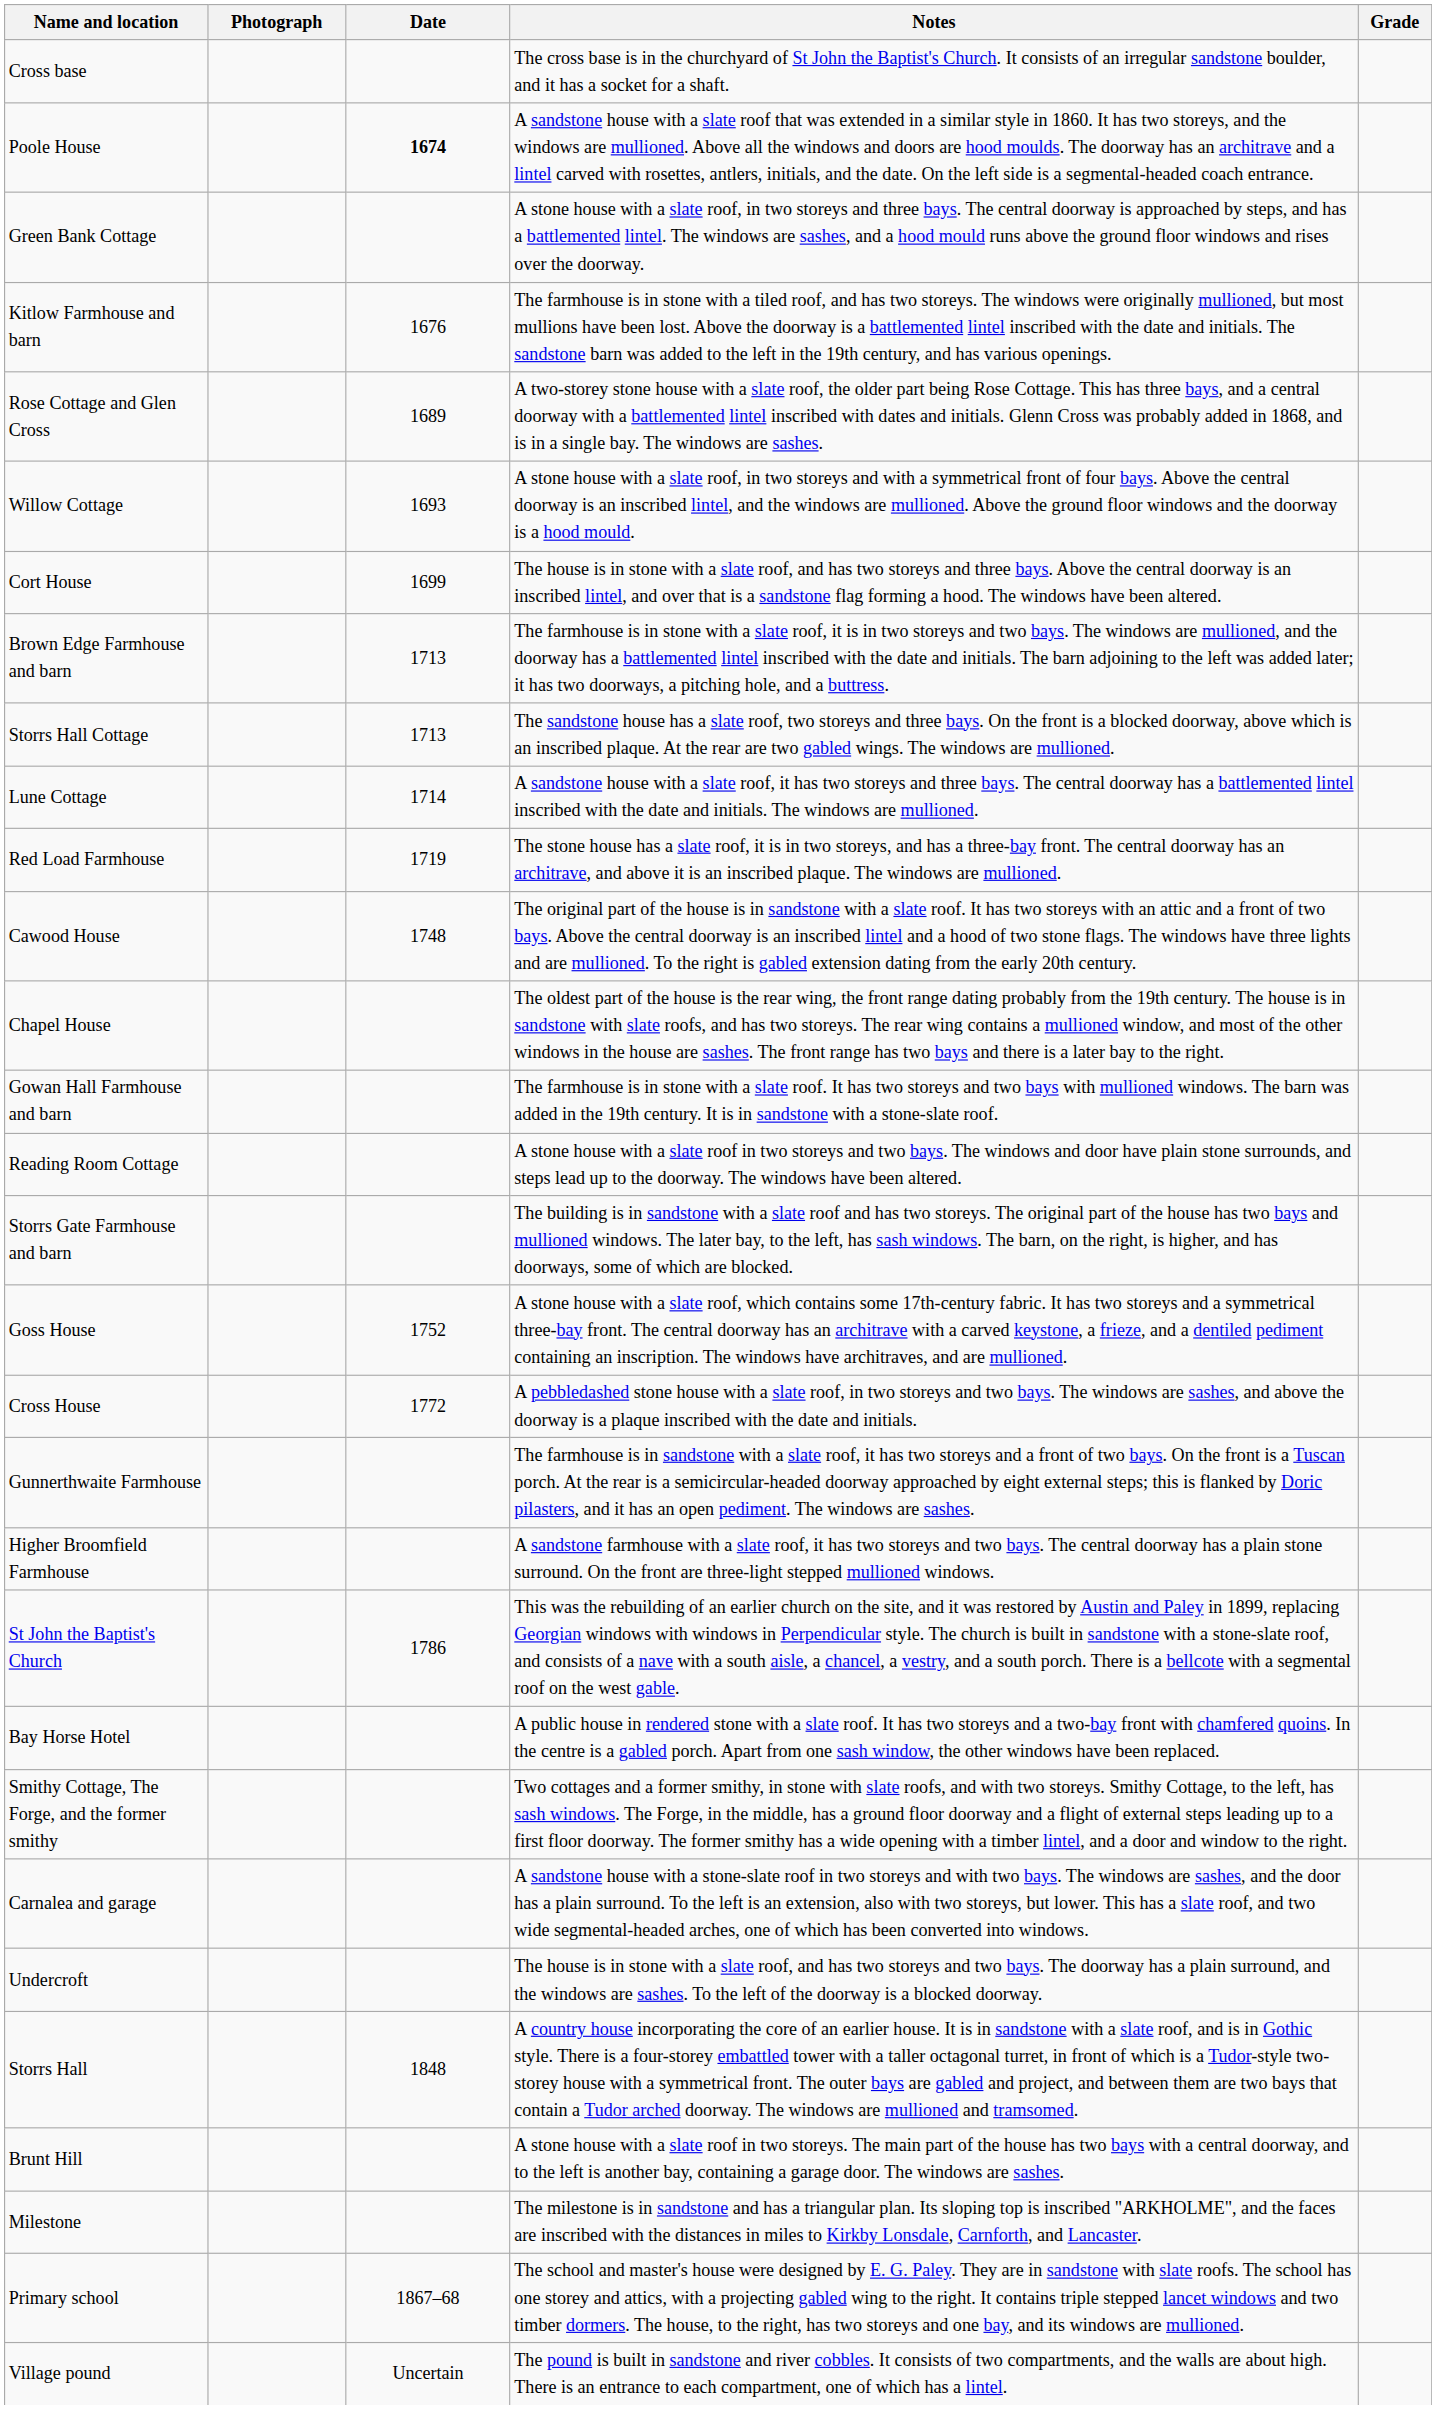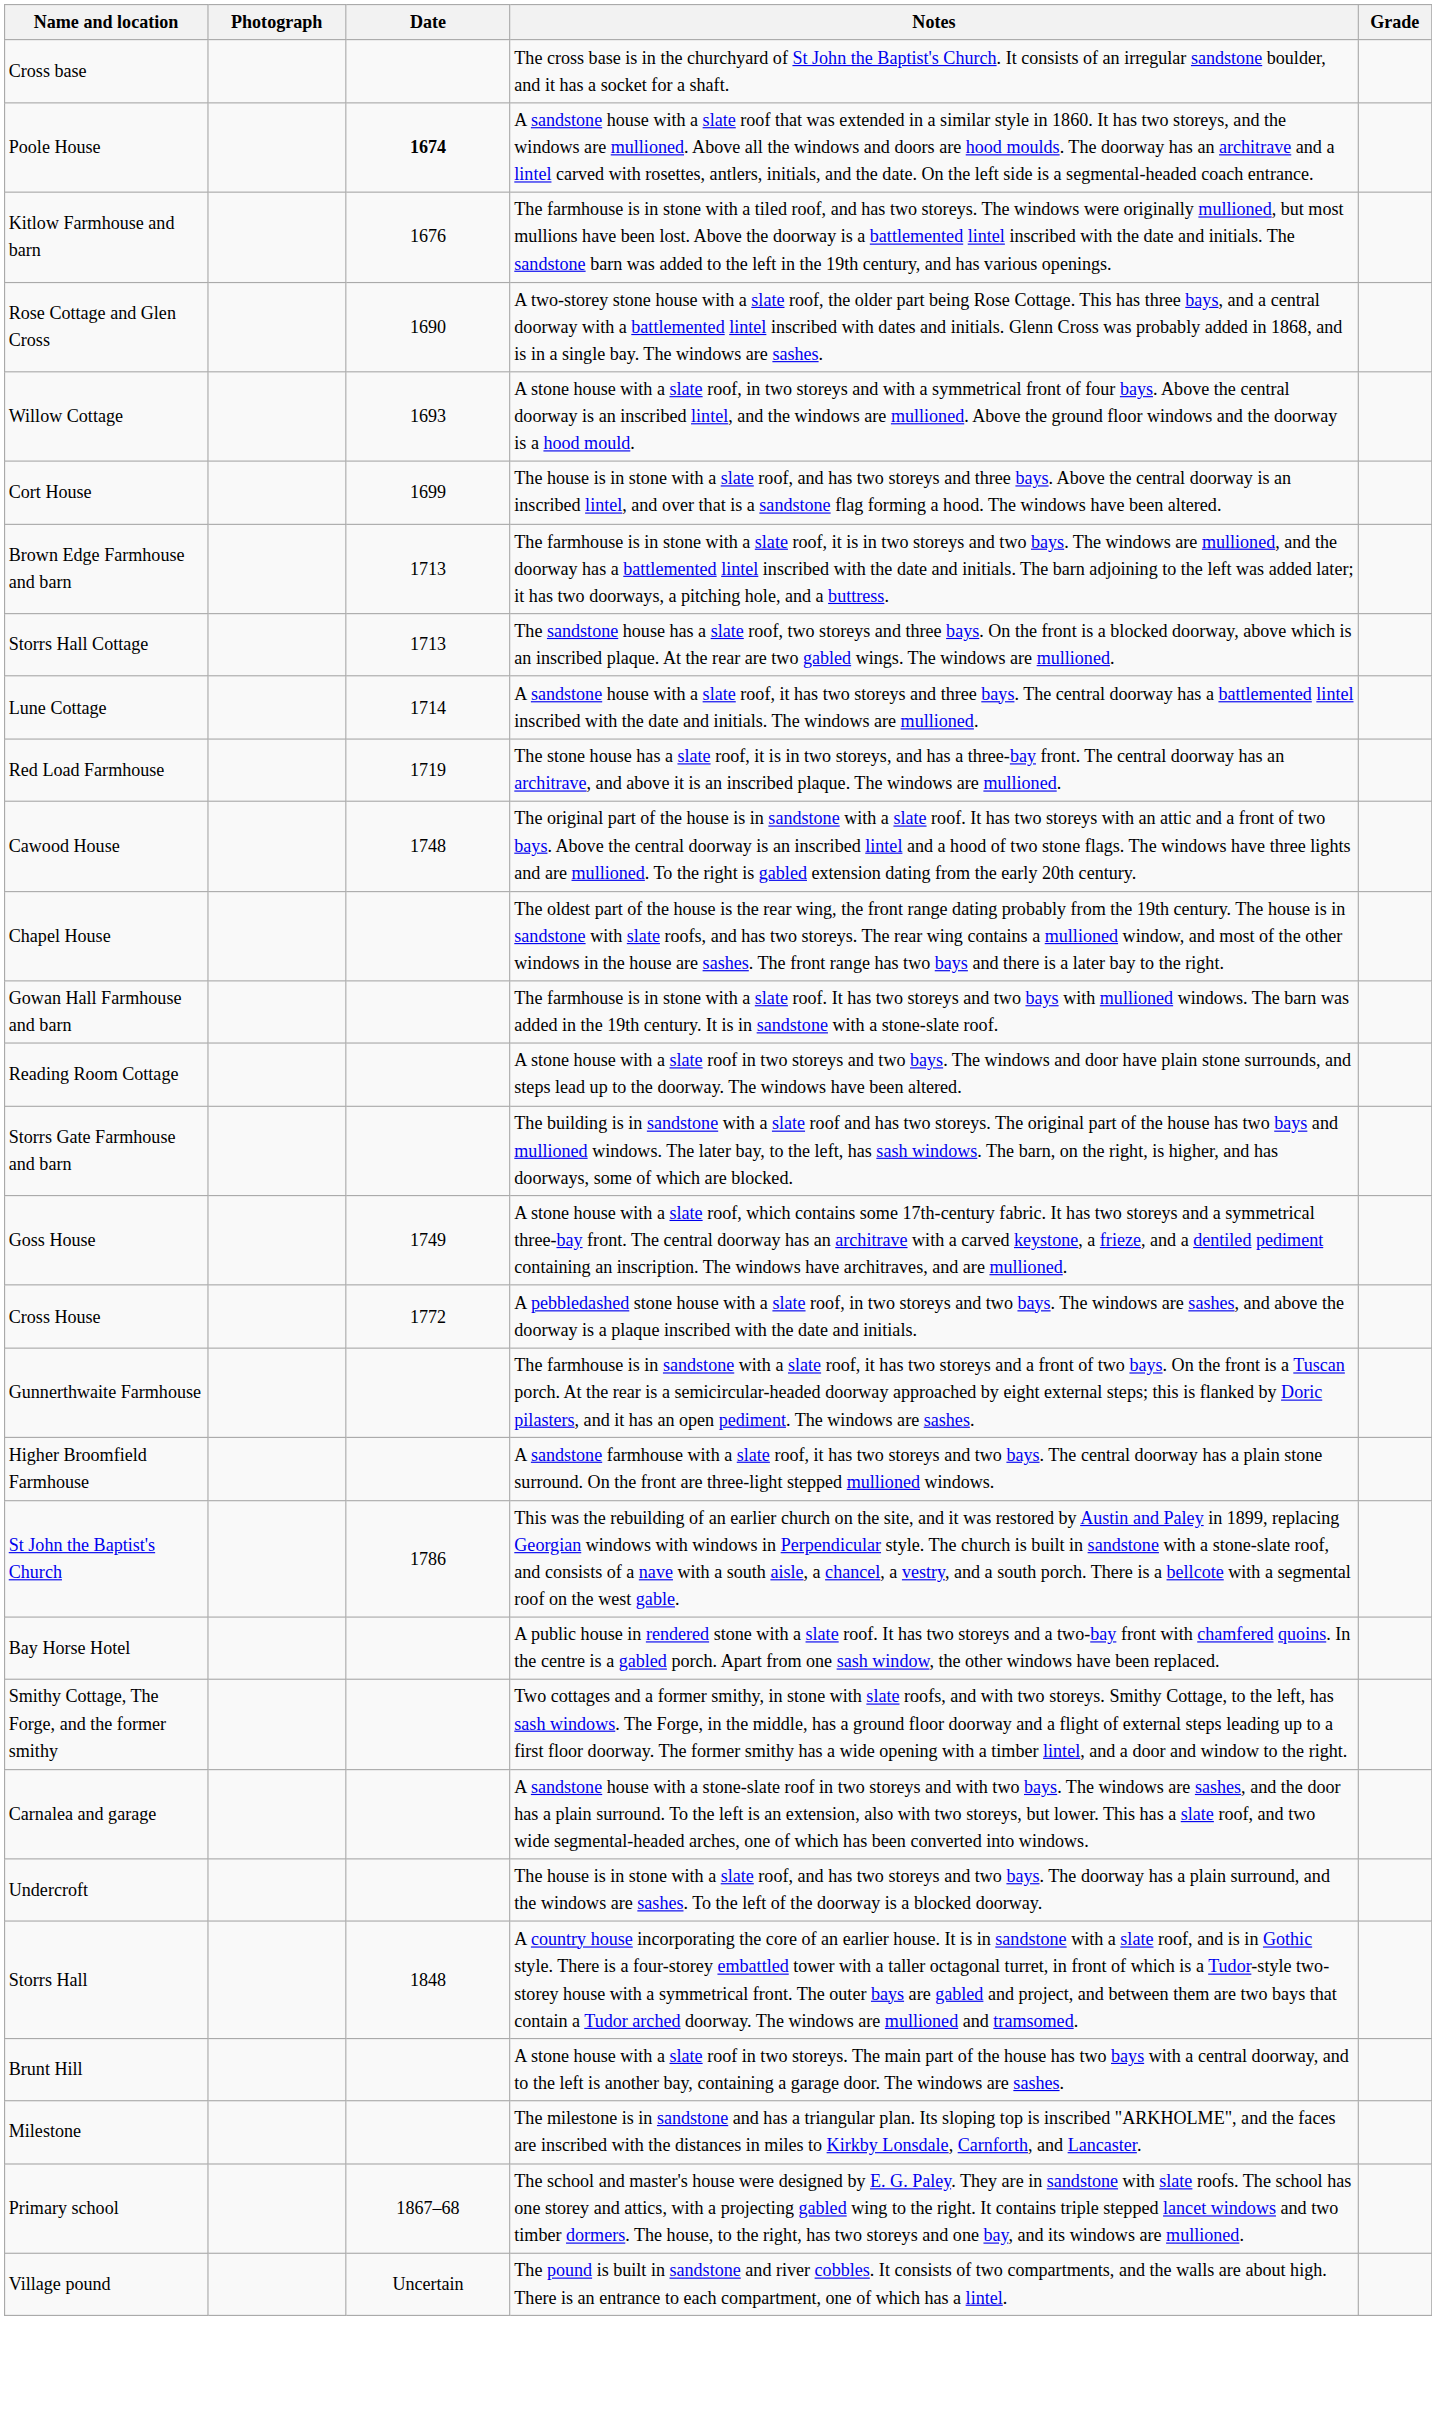- row: (83, 237)
(428, 416) 1689 -> (428, 326) 1690
(428, 1330) 1752 -> (428, 1240) 1749
